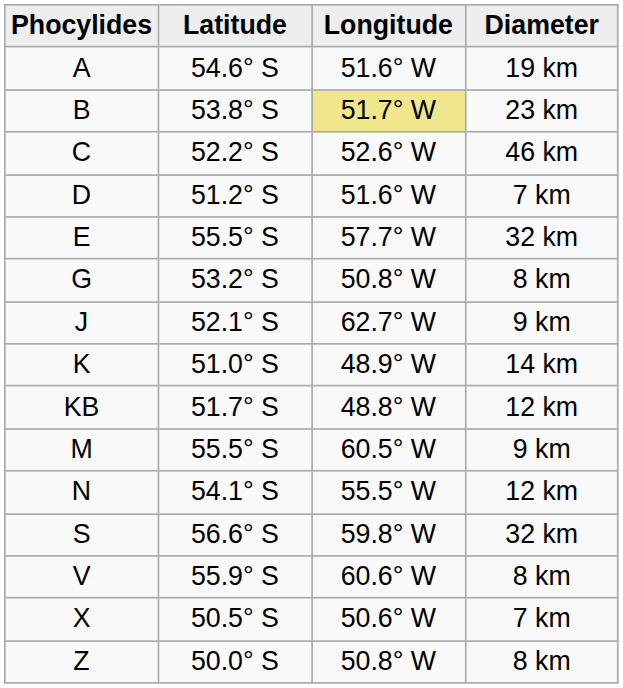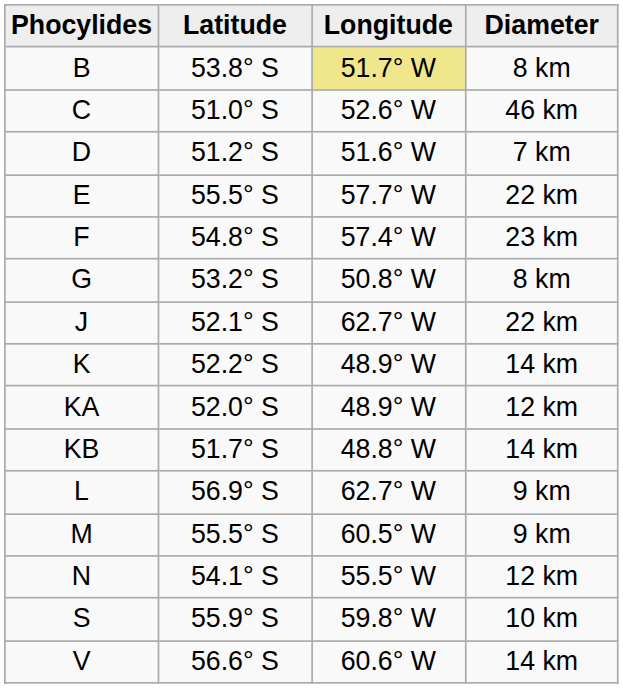- row: (82, 68)
(542, 110) 23 km -> (542, 68) 8 km
(235, 152) 52.2° S -> (235, 110) 51.0° S
(542, 237) 32 km -> (542, 195) 22 km
+ row: (82, 237)
(542, 322) 9 km -> (542, 322) 22 km
(235, 364) 51.0° S -> (235, 364) 52.2° S
+ row: (82, 407)
(542, 407) 12 km -> (542, 449) 14 km
+ row: (82, 491)
(235, 534) 56.6° S -> (235, 618) 55.9° S
(542, 534) 32 km -> (542, 618) 10 km
(235, 576) 55.9° S -> (235, 661) 56.6° S
(542, 576) 8 km -> (542, 661) 14 km
- row: (82, 618)
- row: (82, 661)
